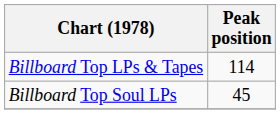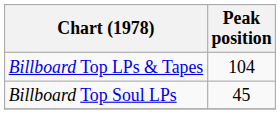(241, 66) 114 -> (241, 66) 104
